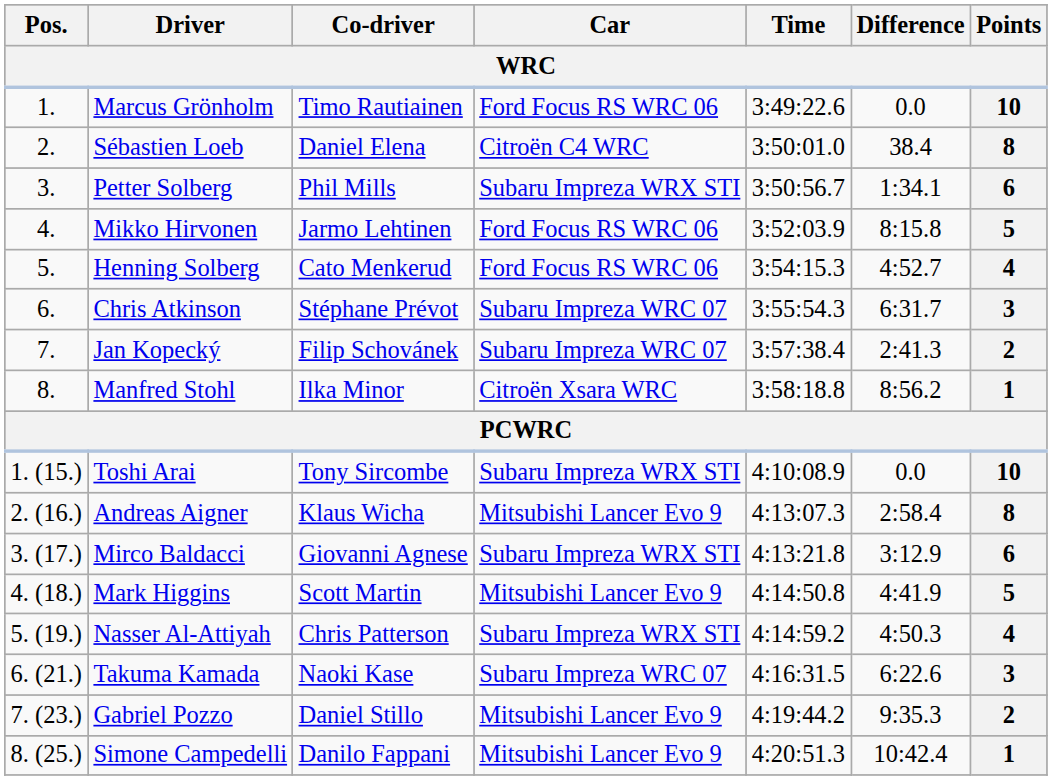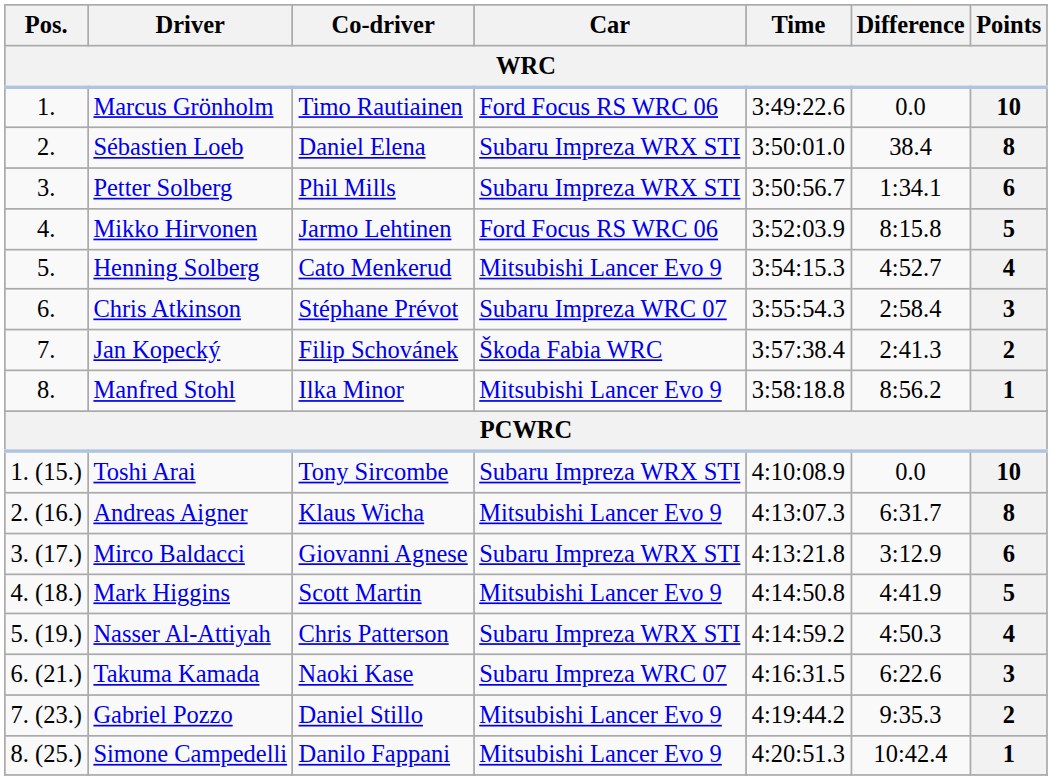(564, 147) Citroën C4 WRC -> (610, 147) Subaru Impreza WRX STI
(599, 269) Ford Focus RS WRC 06 -> (601, 269) Mitsubishi Lancer Evo 9
(911, 309) 6:31.7 -> (911, 309) 2:58.4
(603, 349) Subaru Impreza WRC 07 -> (571, 349) Škoda Fabia WRC
(578, 390) Citroën Xsara WRC -> (601, 390) Mitsubishi Lancer Evo 9
(911, 512) 2:58.4 -> (911, 512) 6:31.7
